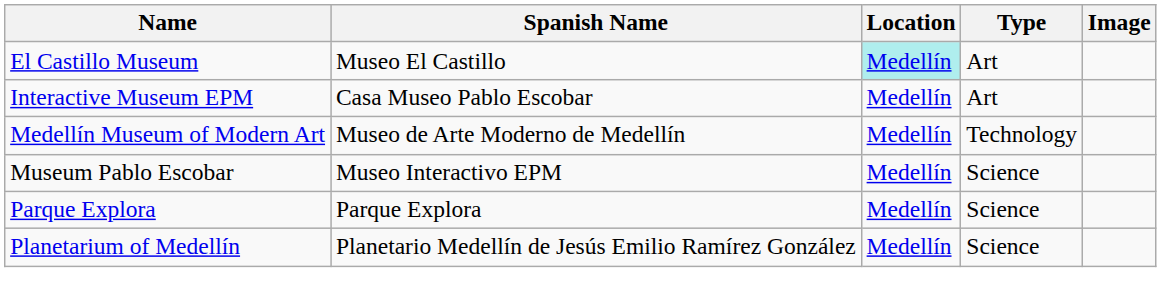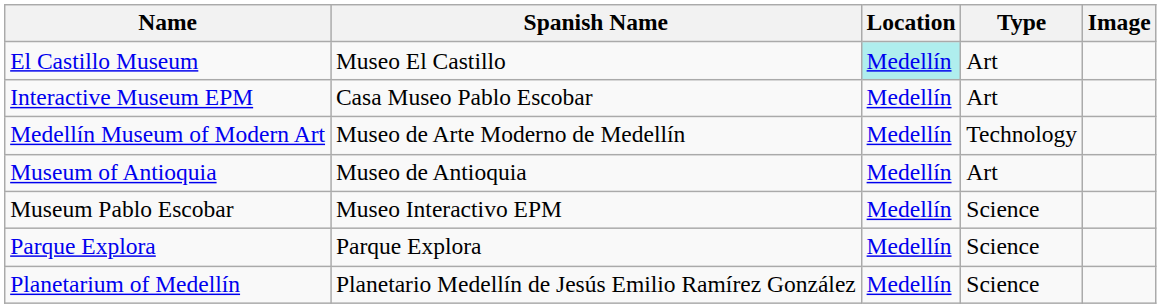+ row: (113, 172)
